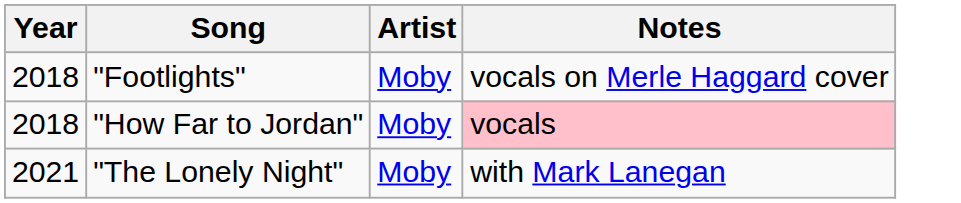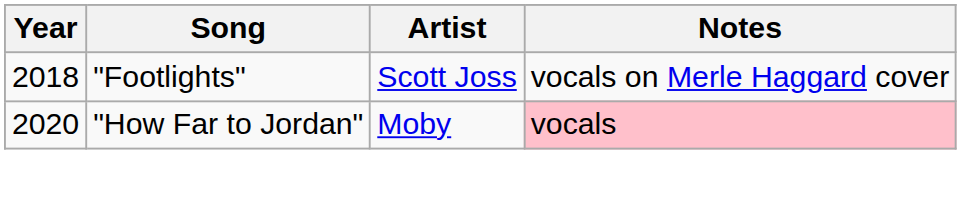(414, 76) Moby -> (447, 76) Scott Joss
(46, 124) 2018 -> (46, 124) 2020
- row: (218, 172)
